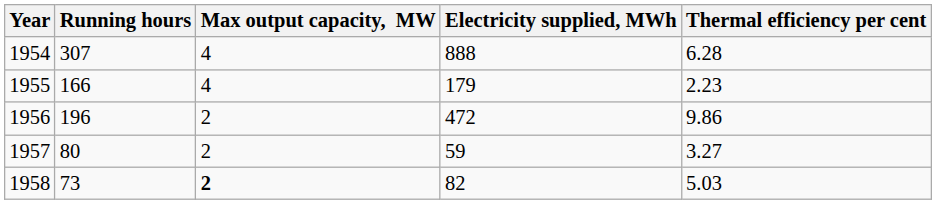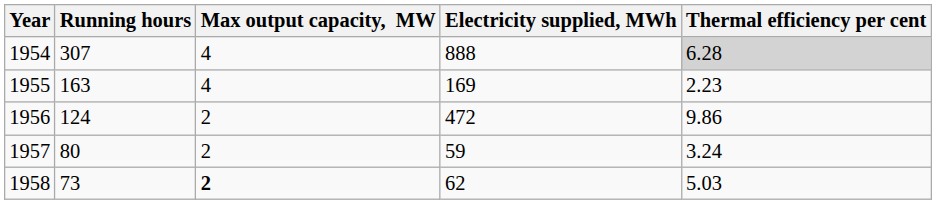(704, 53) no background -> (704, 53) lightgrey background
(75, 85) 166 -> (75, 85) 163
(460, 85) 179 -> (460, 85) 169
(75, 118) 196 -> (75, 118) 124
(704, 150) 3.27 -> (704, 150) 3.24
(455, 183) 82 -> (455, 183) 62
